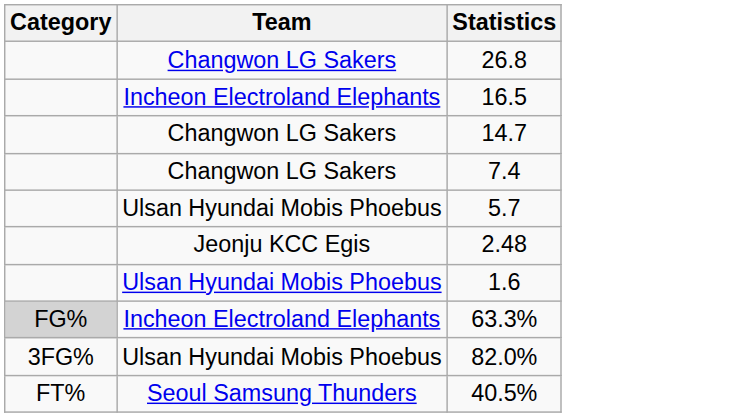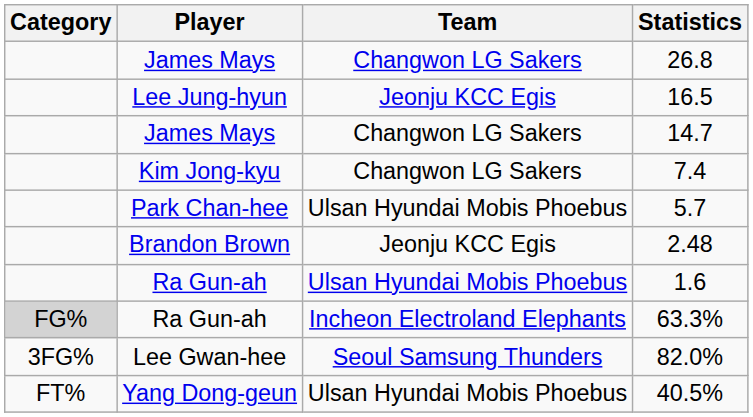+ column: (210, 23)
(282, 97) Incheon Electroland Elephants -> (468, 97) Jeonju KCC Egis
(282, 356) Ulsan Hyundai Mobis Phoebus -> (468, 356) Seoul Samsung Thunders
(282, 393) Seoul Samsung Thunders -> (468, 393) Ulsan Hyundai Mobis Phoebus
